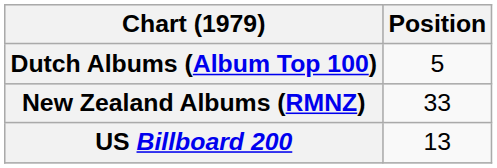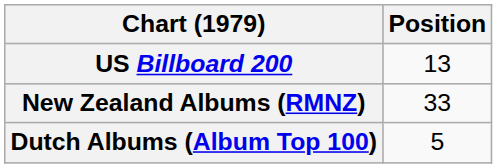rows swapped: (194, 63) <-> (194, 142)
